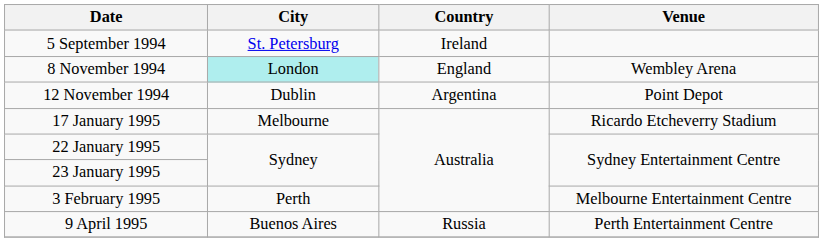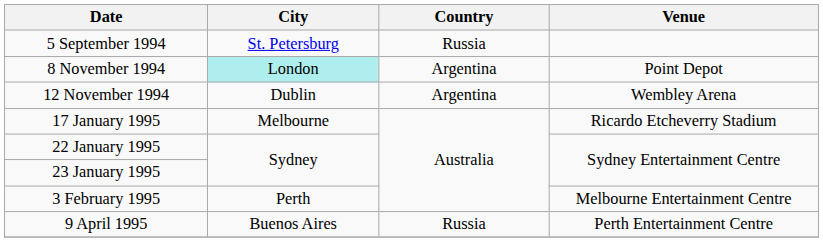(464, 43) Ireland -> (464, 43) Russia
(464, 69) England -> (464, 69) Argentina
(684, 69) Wembley Arena -> (684, 69) Point Depot
(684, 95) Point Depot -> (684, 95) Wembley Arena
